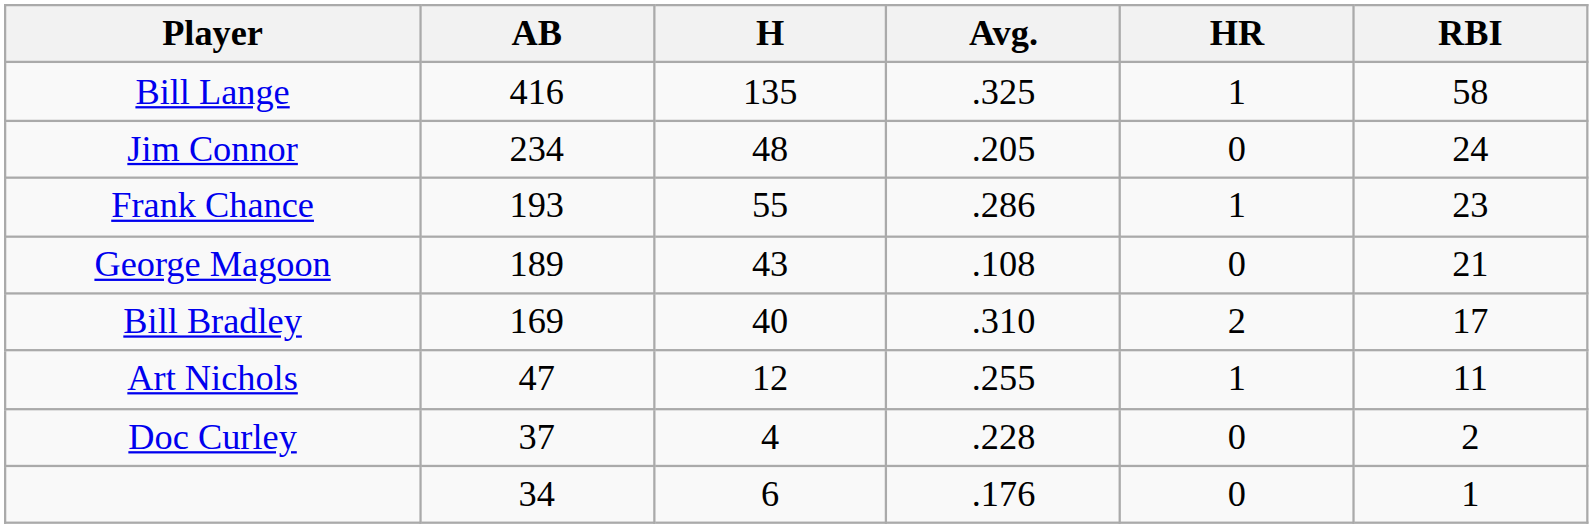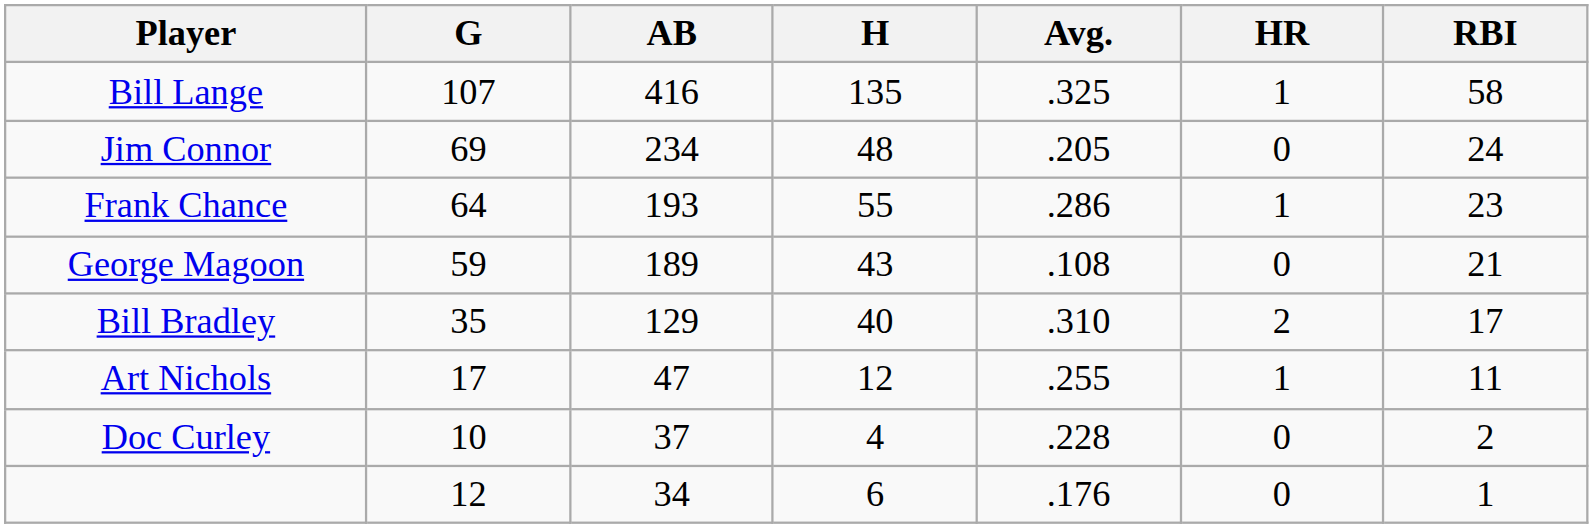+ column: (468, 33)
(537, 321) 169 -> (672, 321) 129
